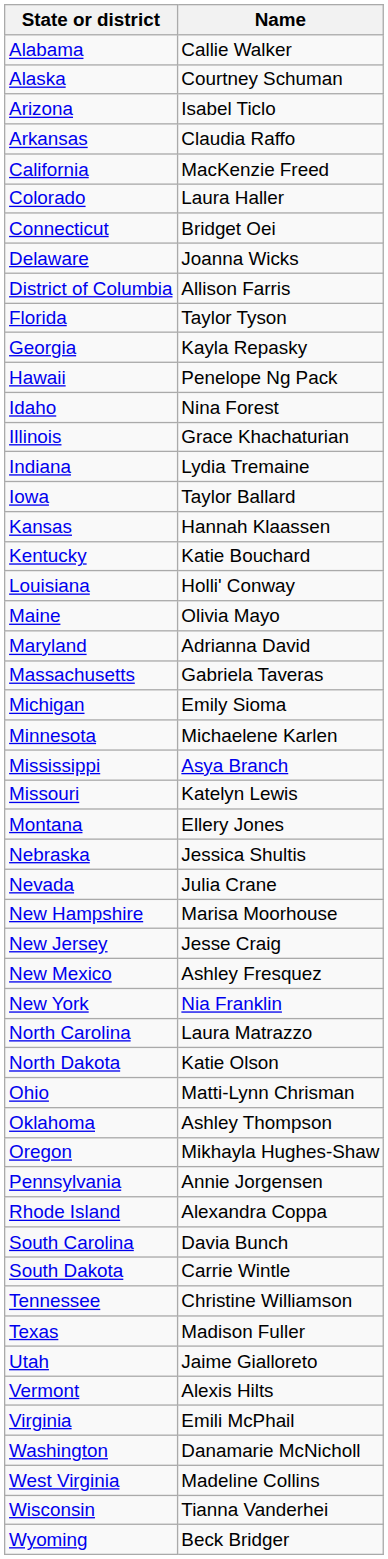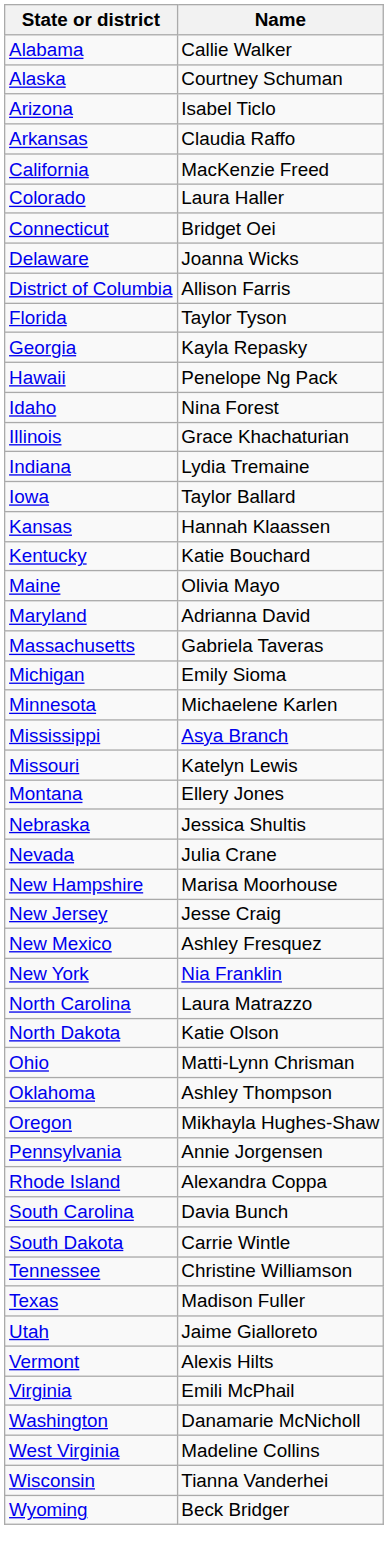- row: (49, 586)
